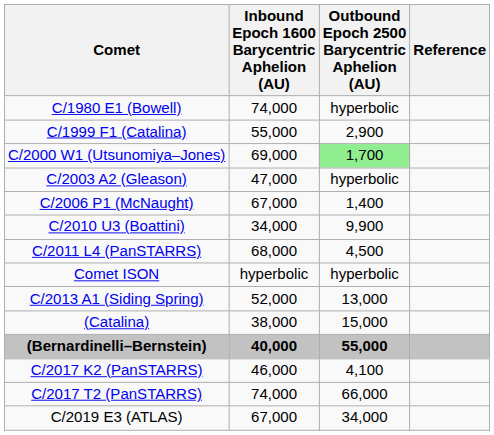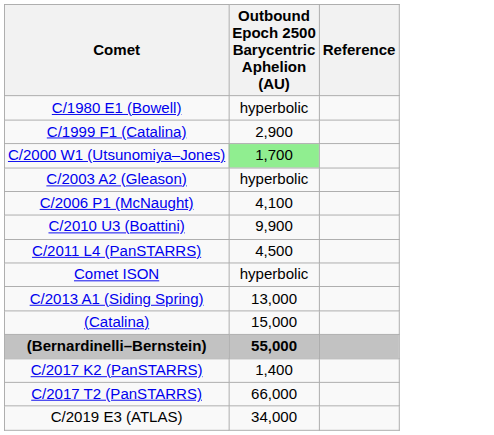- column: (274, 50)
(365, 203) 1,400 -> (274, 203) 4,100
(365, 370) 4,100 -> (274, 370) 1,400
